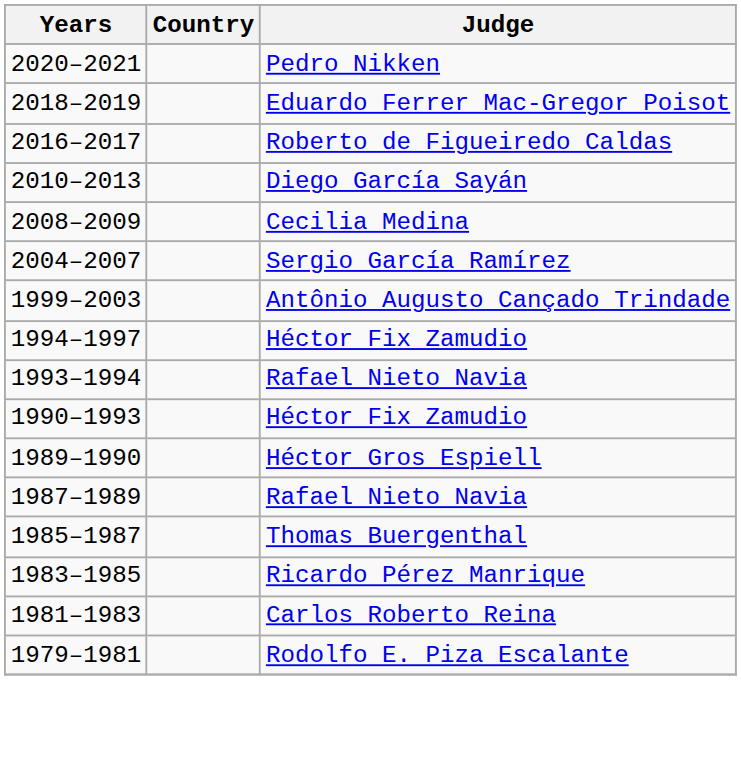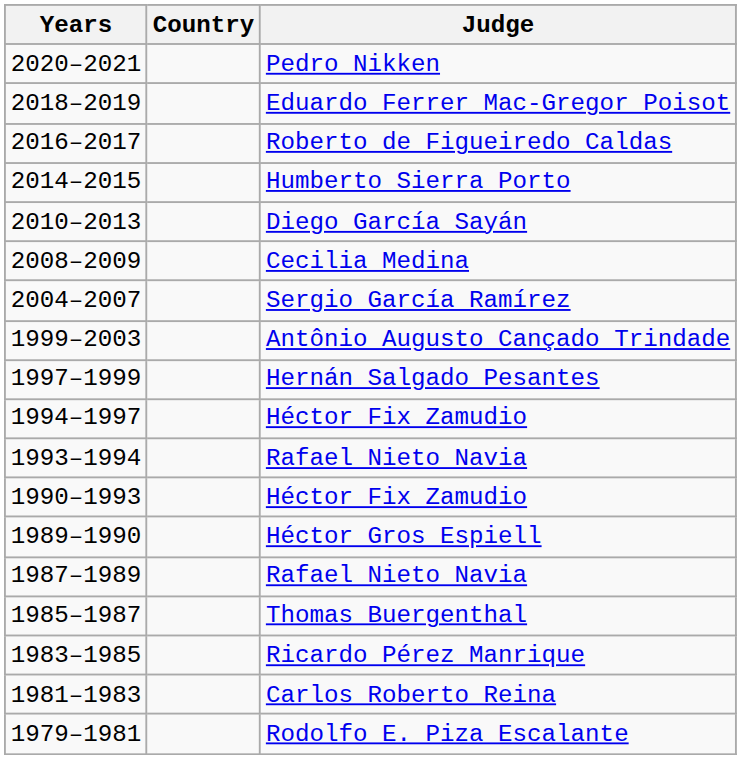+ row: (76, 182)
+ row: (76, 379)
